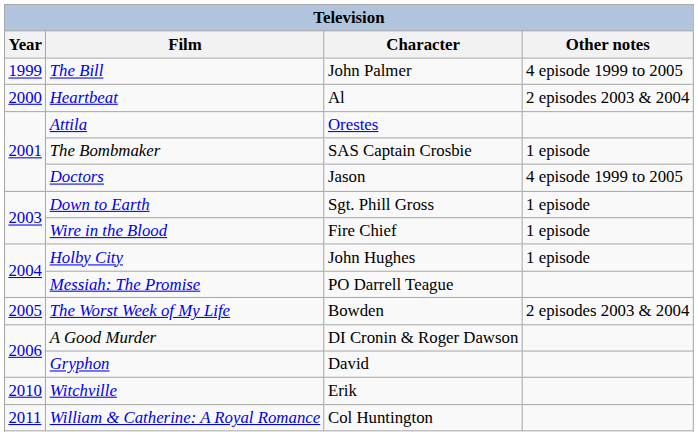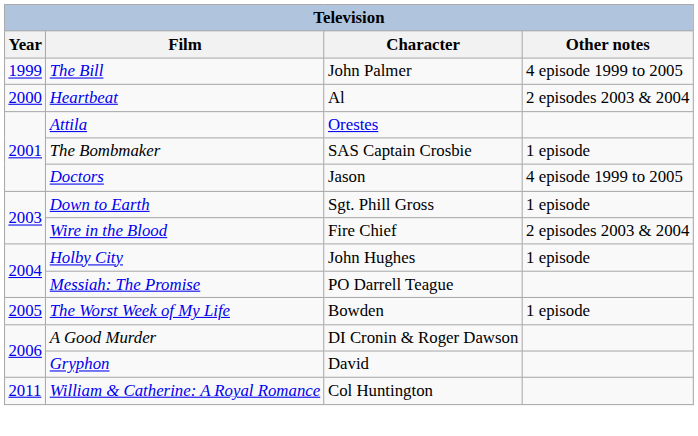(558, 230) 1 episode -> (608, 230) 2 episodes 2003 & 2004
(608, 310) 2 episodes 2003 & 2004 -> (558, 310) 1 episode
- row: (83, 390)
